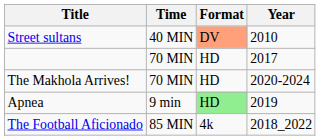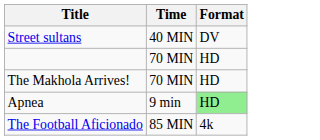- column: (281, 15)
(209, 37) lightsalmon background -> (209, 37) no background
